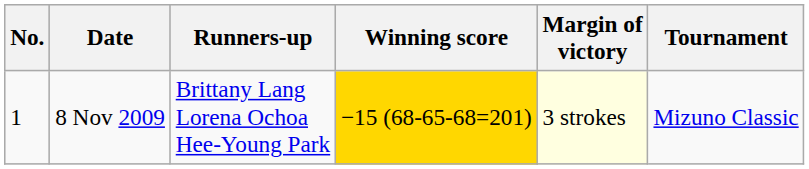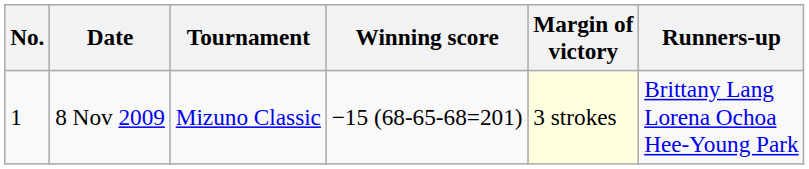columns swapped: (726, 37) <-> (253, 37)
(436, 117) gold background -> (427, 117) no background
